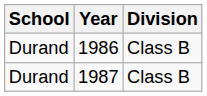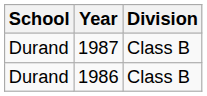rows swapped: (98, 47) <-> (98, 76)
